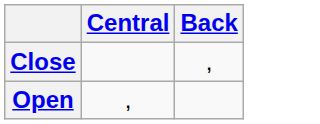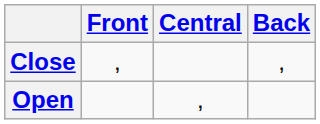+ column: (117, 23)
